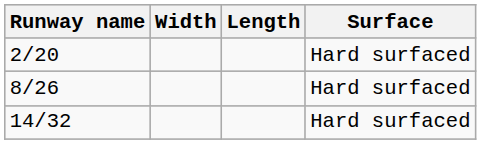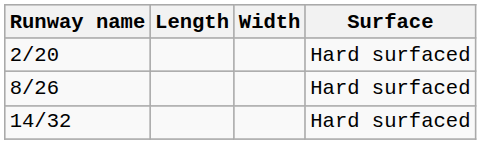columns swapped: (263, 22) <-> (186, 22)
